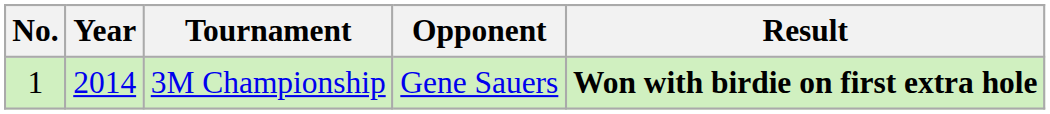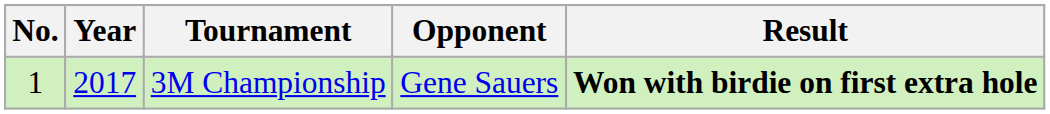(105, 82) 2014 -> (105, 82) 2017
